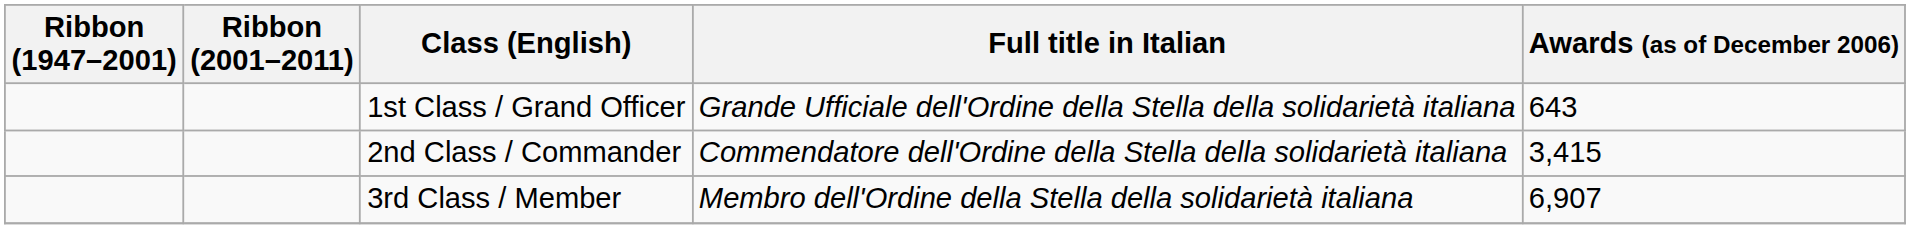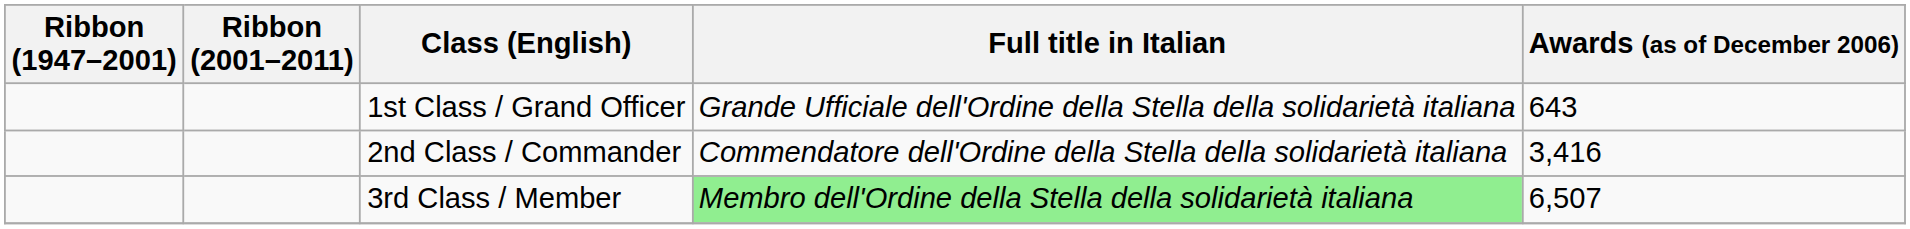(1565, 152) 3,415 -> (1565, 152) 3,416
(1056, 198) no background -> (1056, 198) lightgreen background
(1565, 198) 6,907 -> (1565, 198) 6,507
